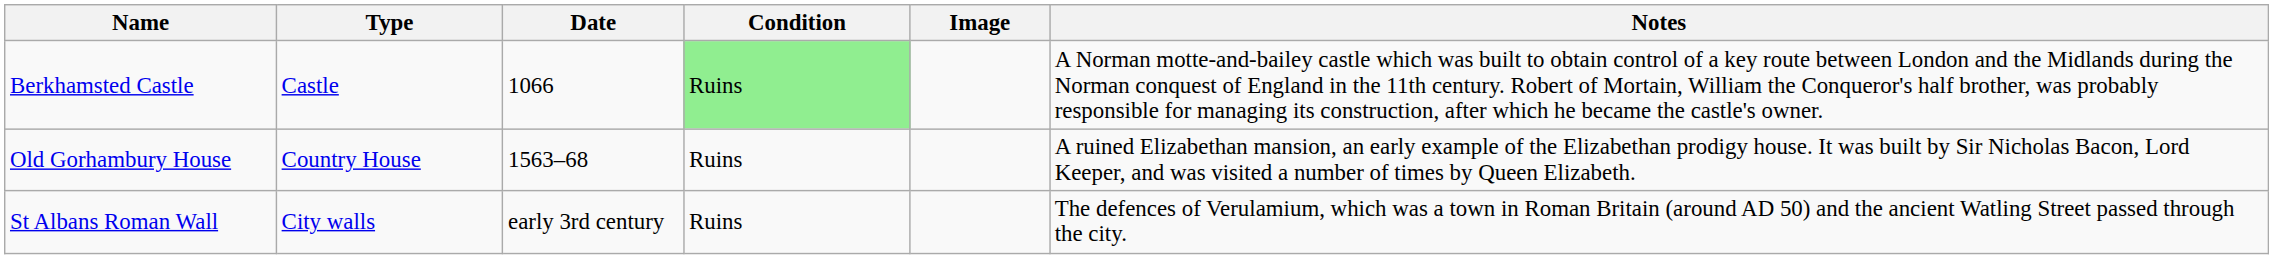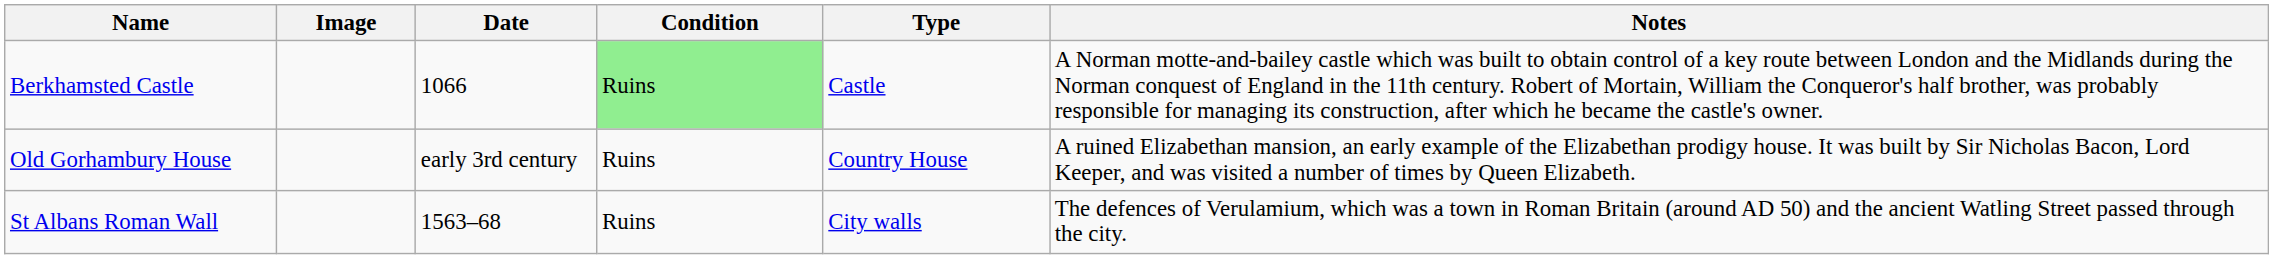columns swapped: (390, 22) <-> (980, 22)
(548, 159) 1563–68 -> (499, 159) early 3rd century
(586, 221) early 3rd century -> (461, 221) 1563–68
